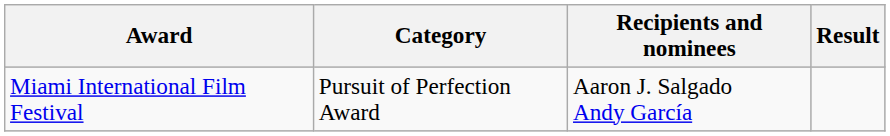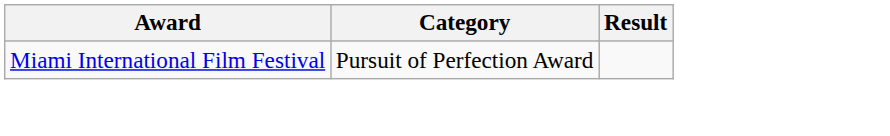- column: (689, 35)
